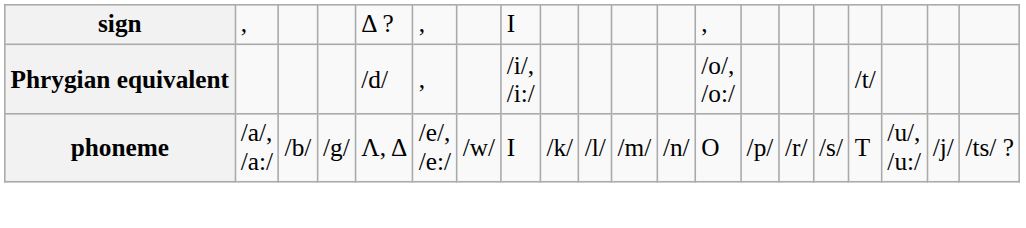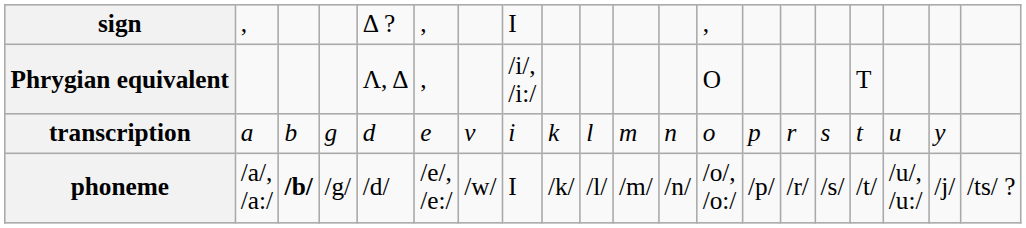(375, 78) /d/ -> (386, 78) Λ, Δ
(718, 78) /o/, /o:/ -> (712, 78) O
(865, 78) /t/ -> (864, 78) T
+ row: (120, 133)
(298, 147) normal -> (299, 187) bold
(384, 147) Λ, Δ -> (376, 187) /d/
(710, 147) O -> (720, 187) /o/, /o:/
(862, 147) T -> (867, 187) /t/
